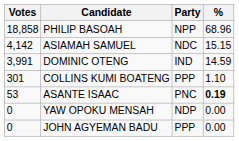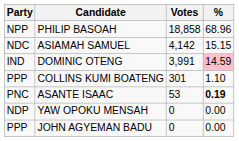columns swapped: (187, 12) <-> (23, 12)
(218, 62) no background -> (218, 62) pink background
